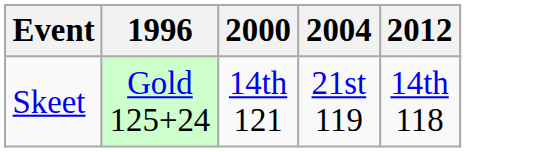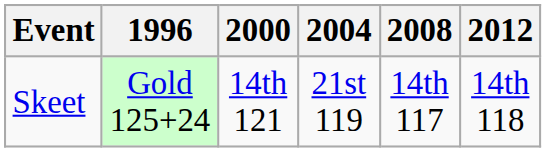+ column: (420, 30)
